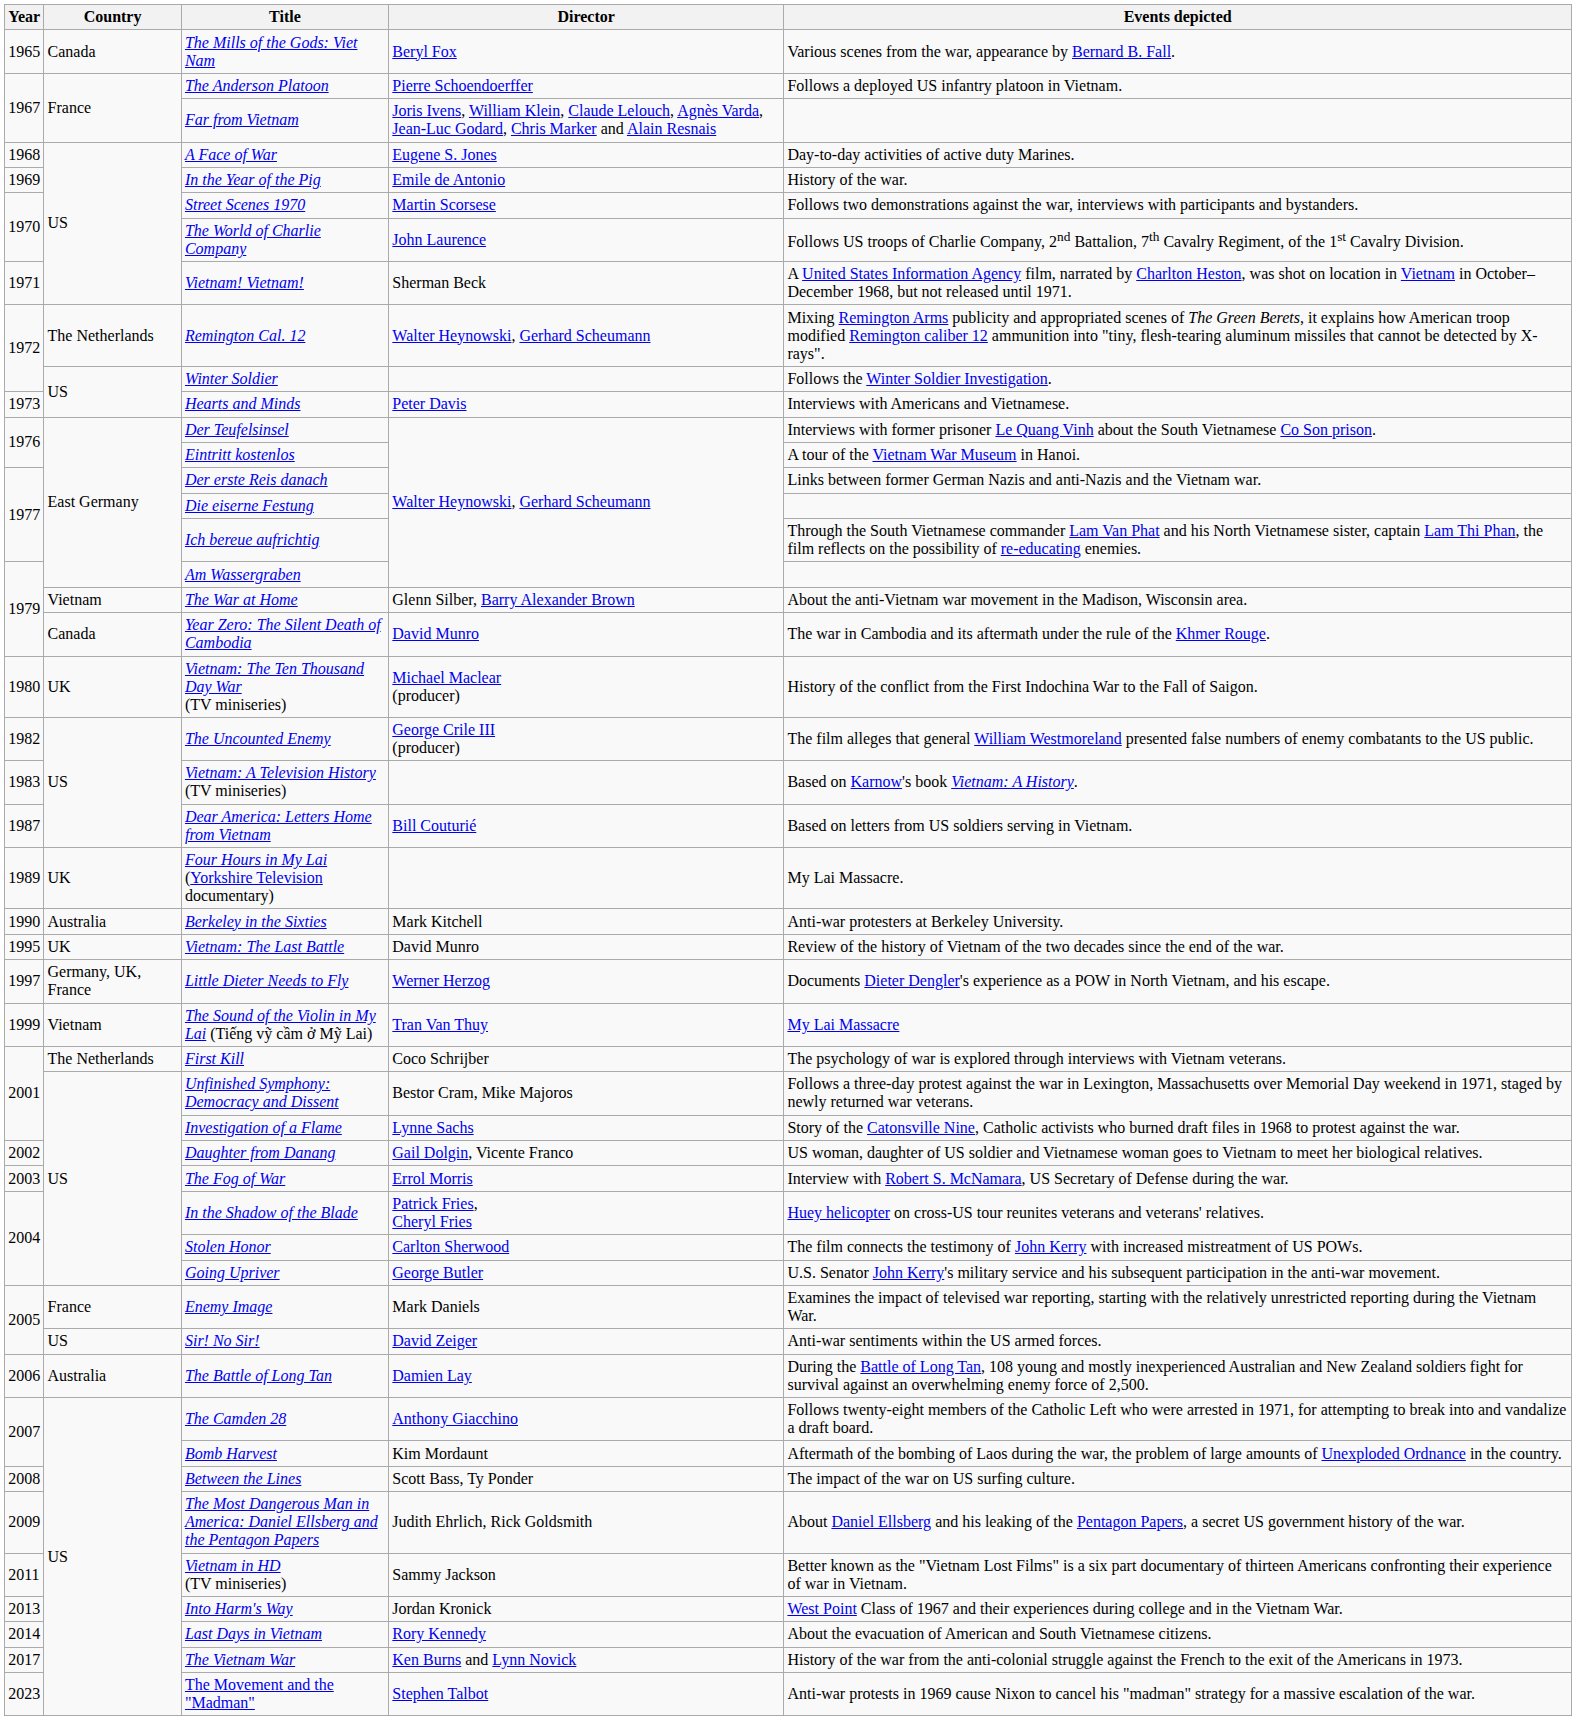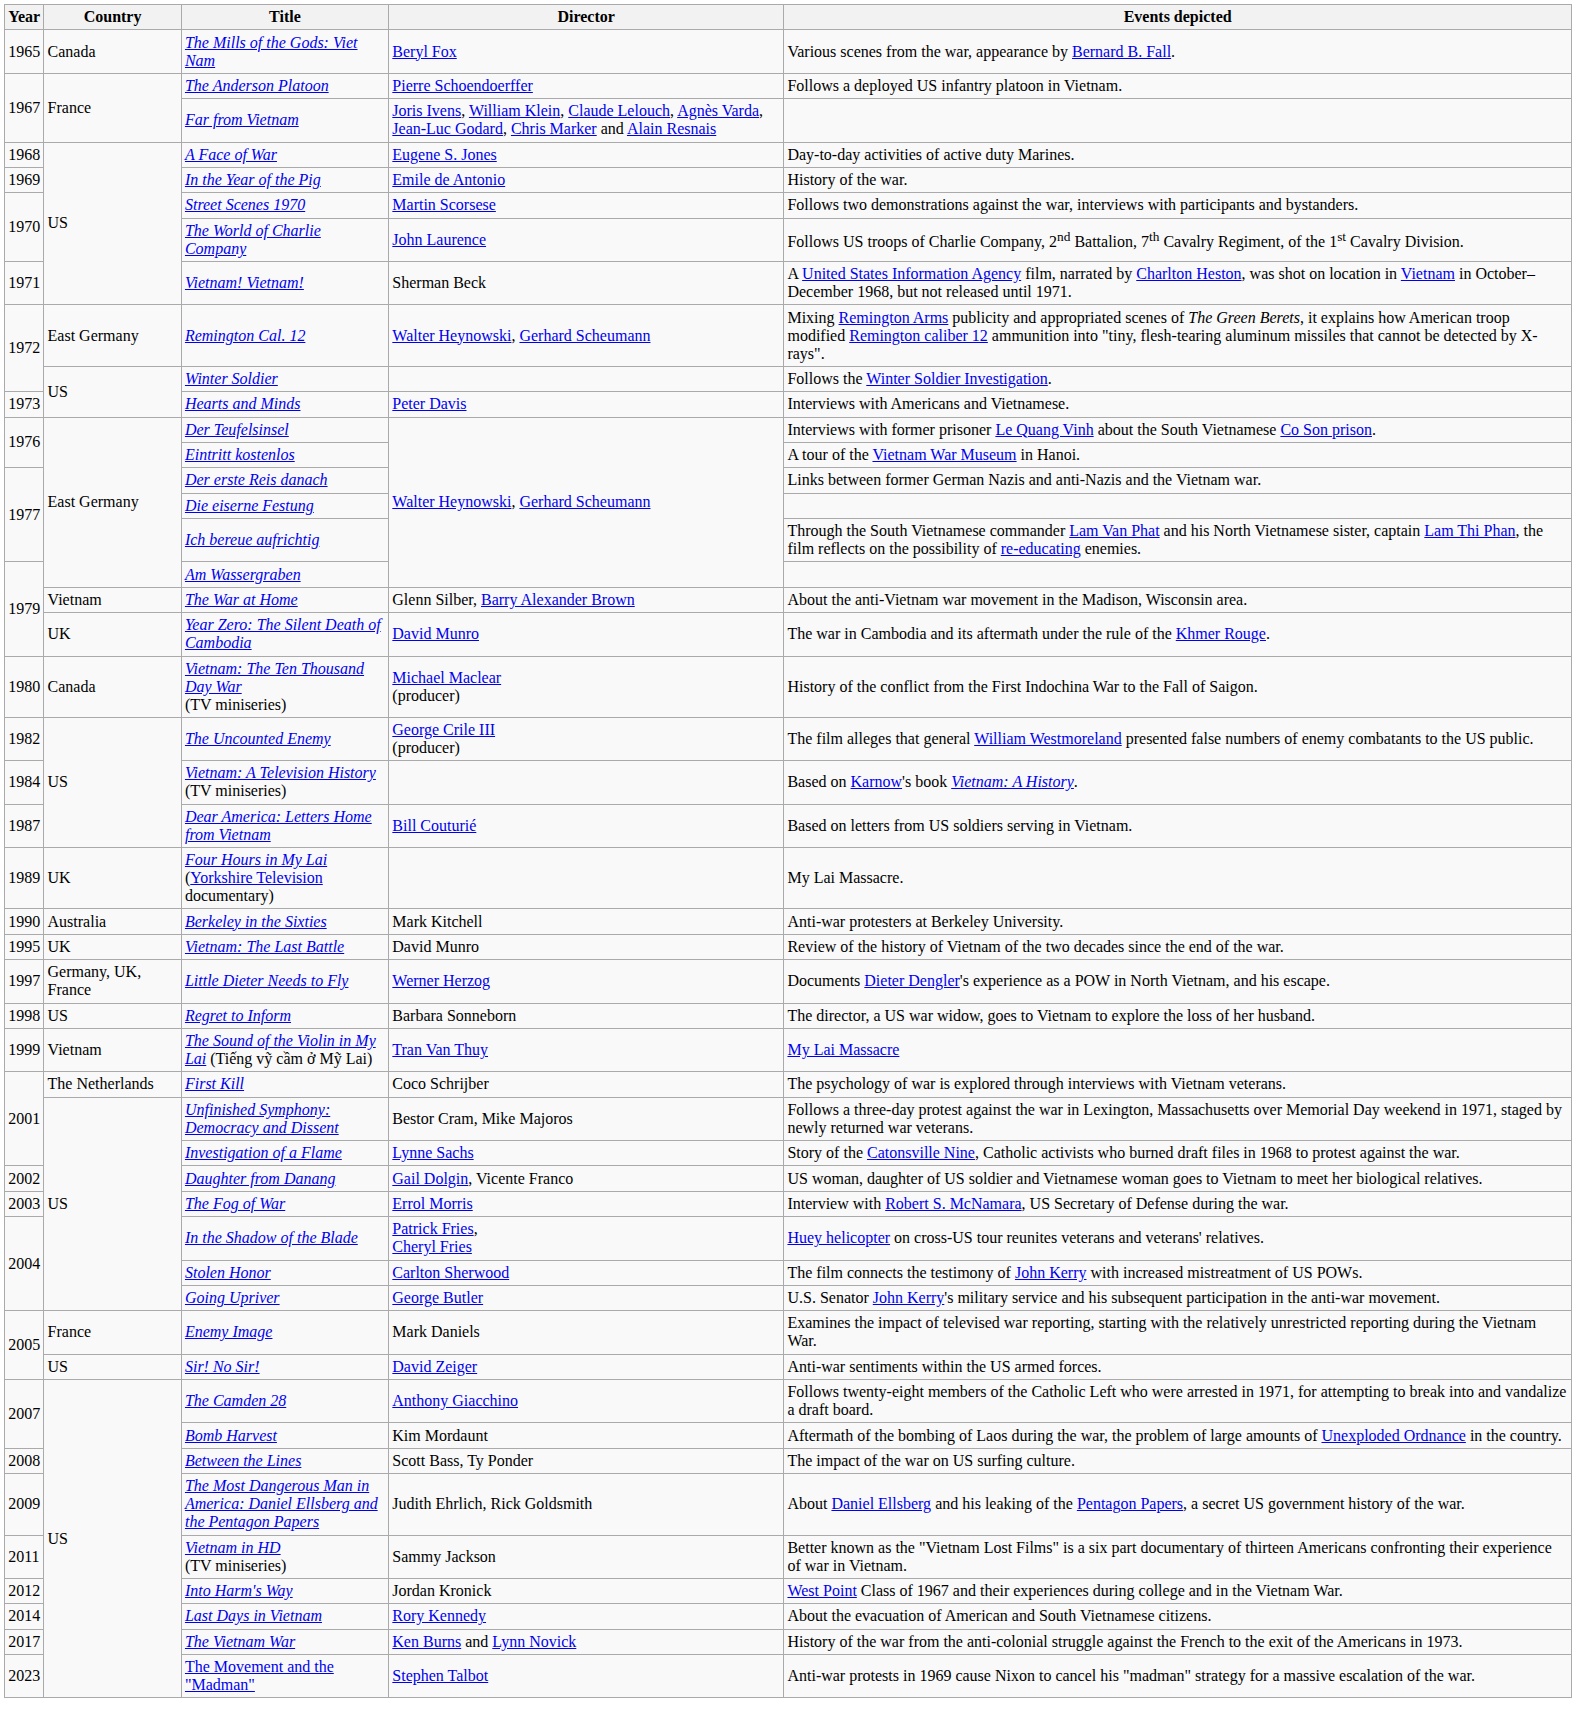(101, 335) The Netherlands -> (93, 335) East Germany
(72, 634) Canada -> (59, 634) UK
(59, 686) UK -> (72, 686) Canada
(24, 782) 1983 -> (24, 782) 1984
+ row: (238, 1015)
- row: (258, 1375)
(24, 1609) 2013 -> (24, 1591) 2012
